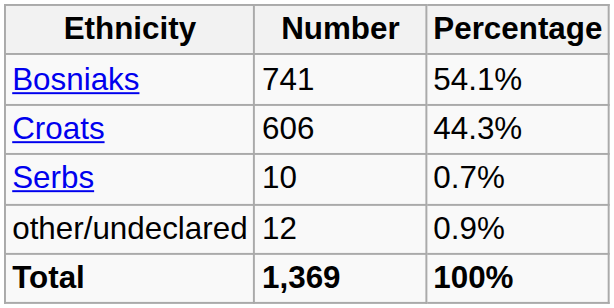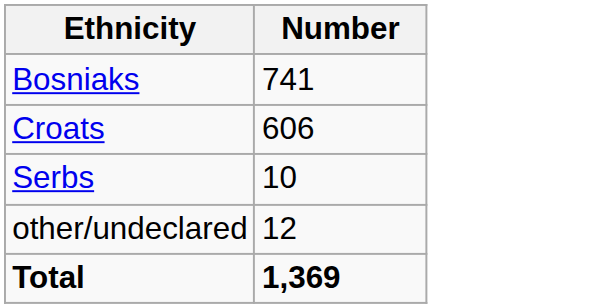- column: (518, 29)
